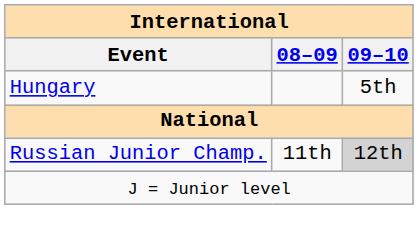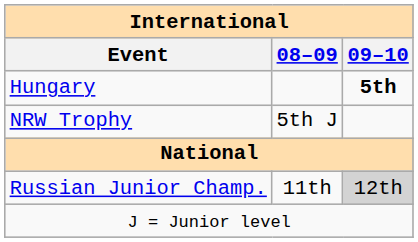(378, 88) normal -> (378, 88) bold
+ row: (71, 121)
